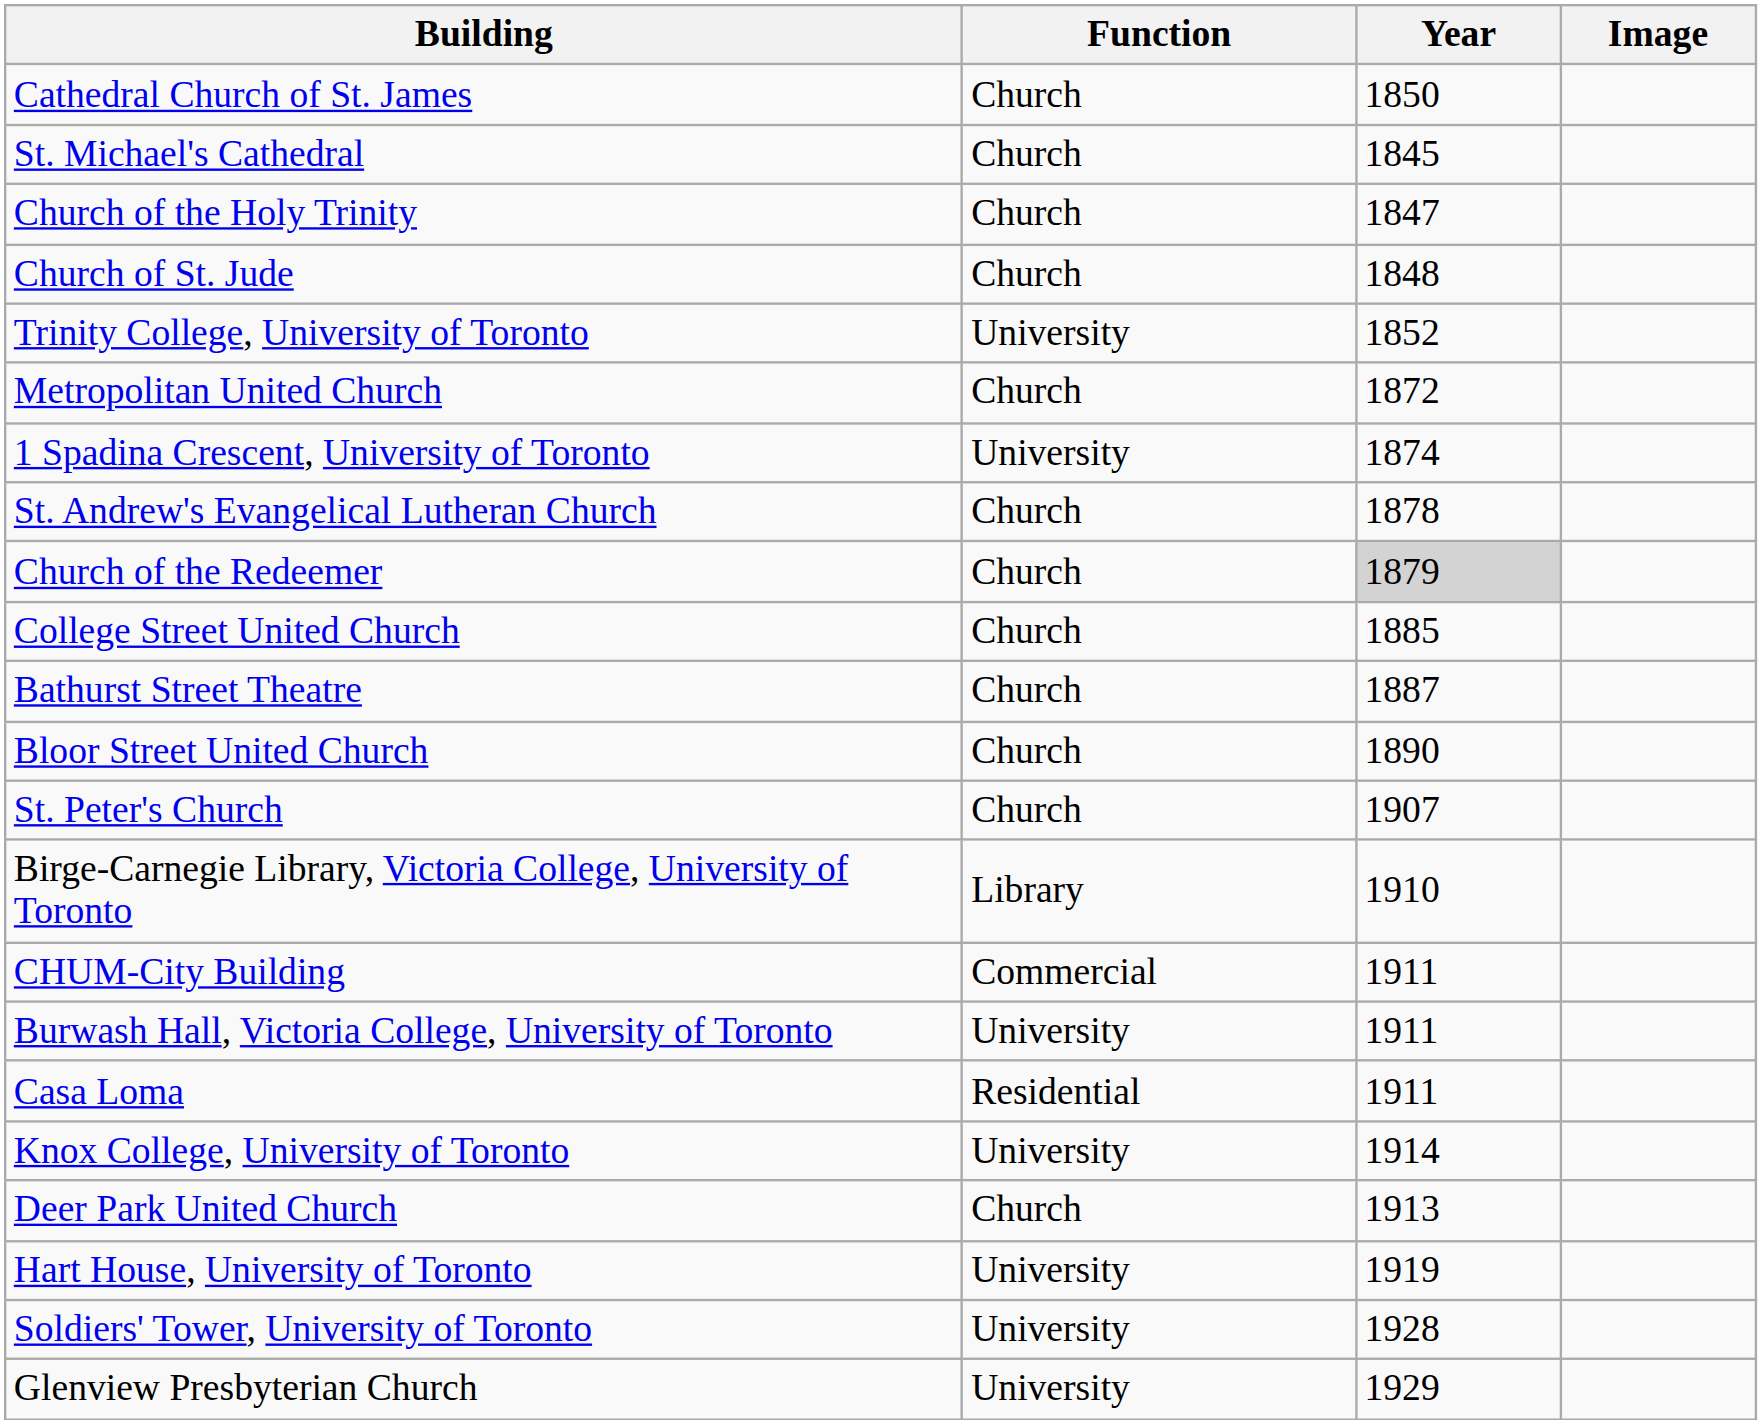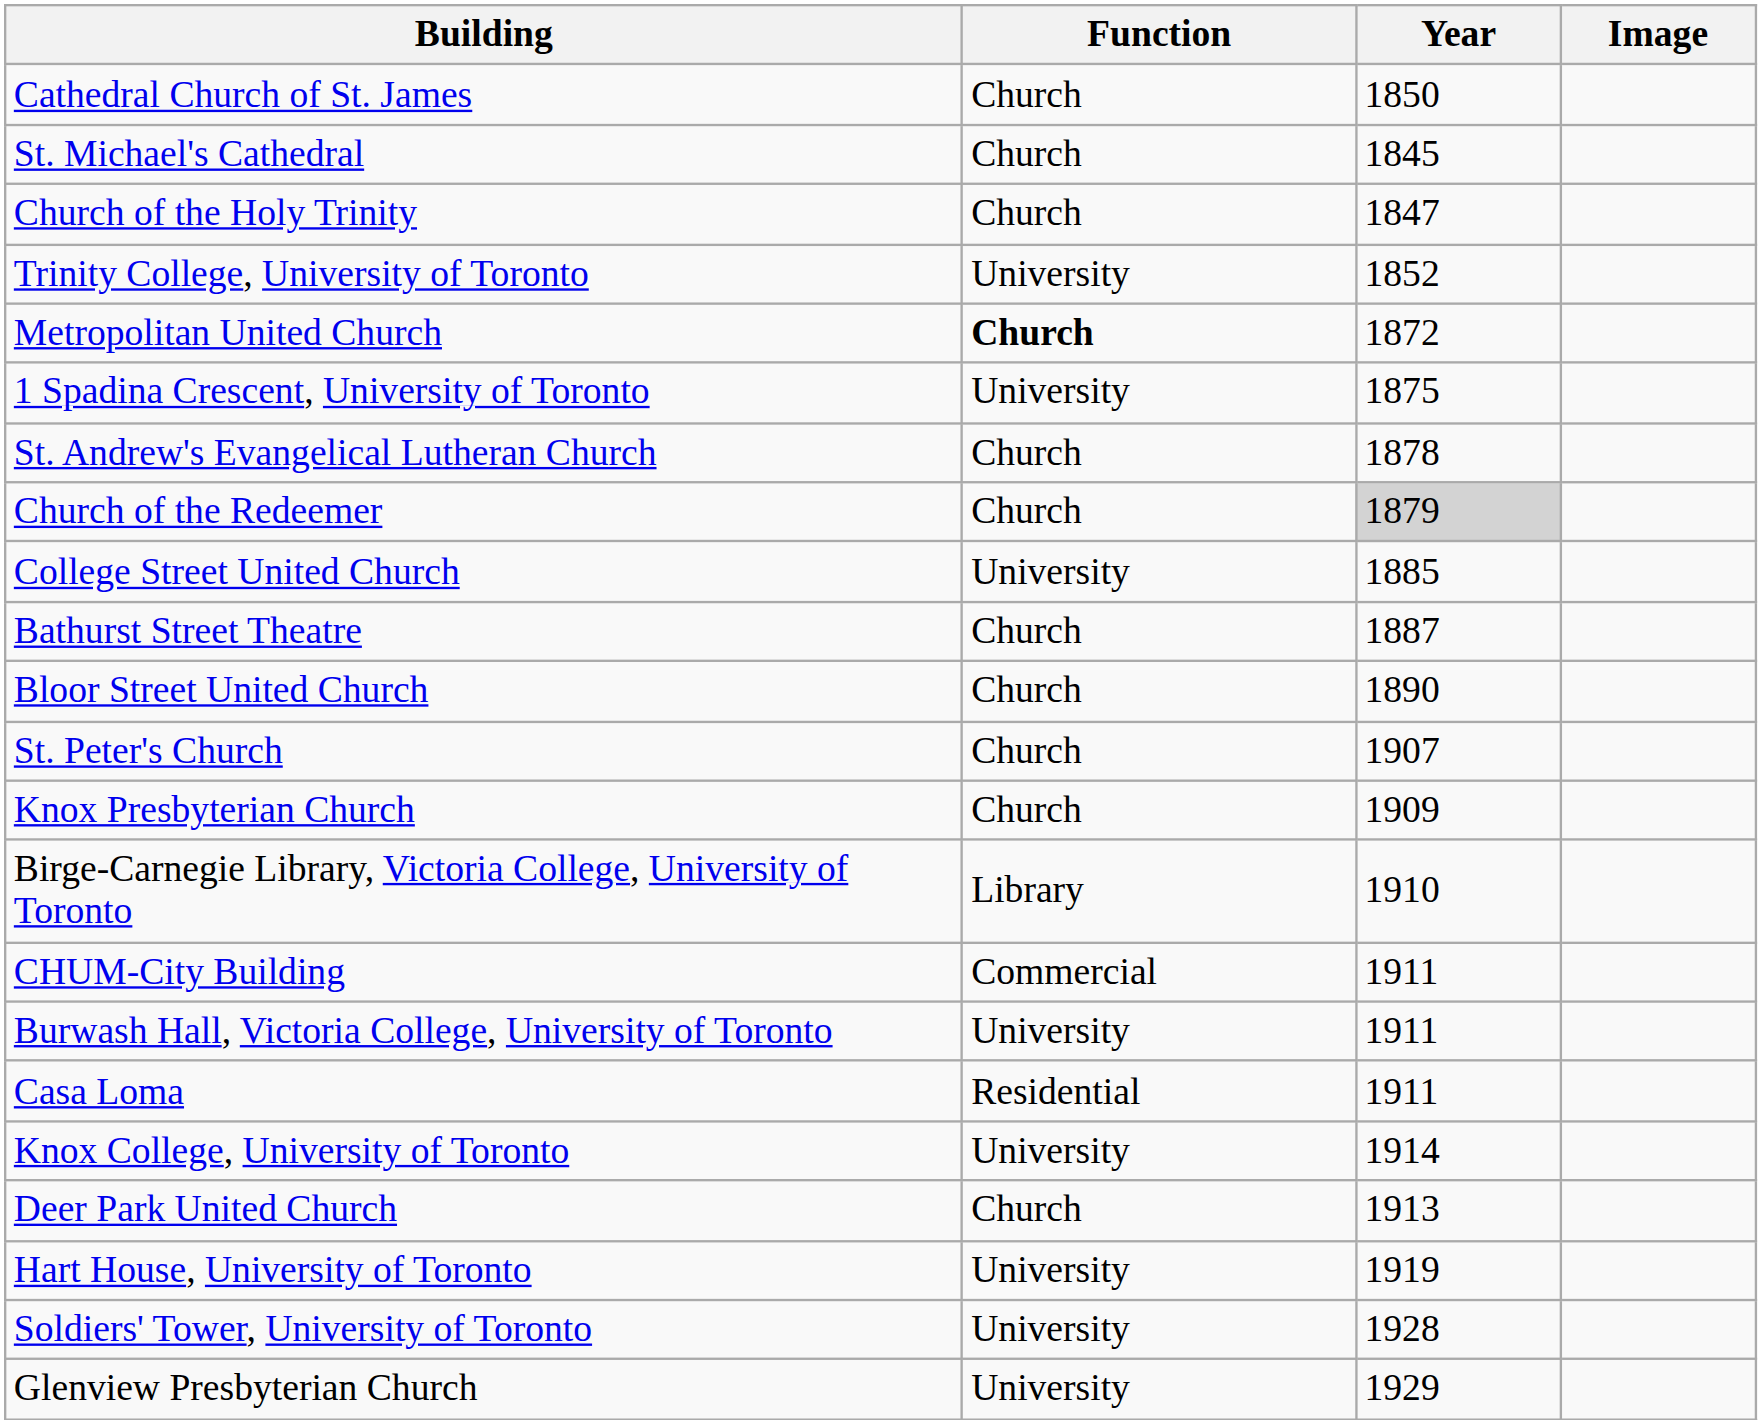- row: (154, 272)
(1027, 392) normal -> (1032, 332) bold
(1402, 451) 1874 -> (1402, 392) 1875
(1027, 630) Church -> (1051, 570) University
+ row: (214, 809)
